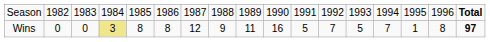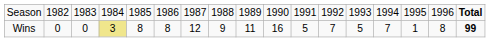(470, 28) 97 -> (470, 28) 99
